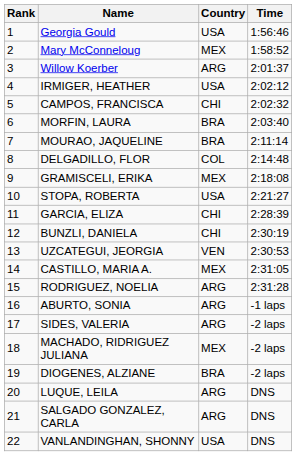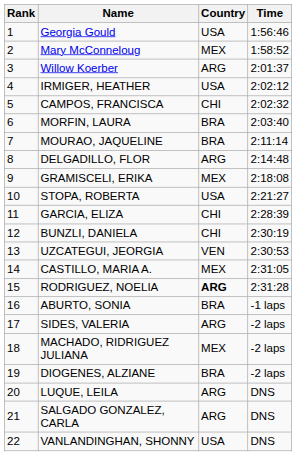(213, 159) COL -> (214, 159) ARG
(214, 287) normal -> (214, 287) bold
(214, 305) ARG -> (213, 305) BRA
